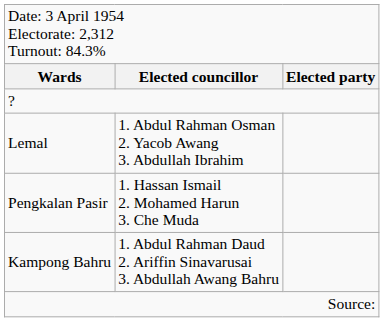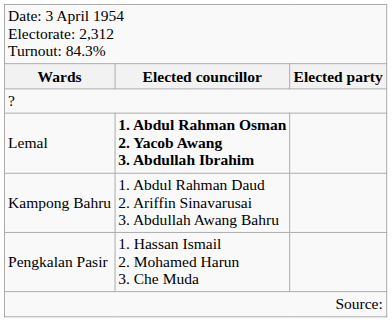(197, 143) normal -> (202, 143) bold
rows swapped: (60, 262) <-> (58, 202)
